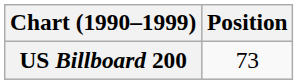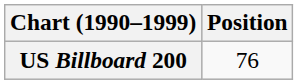(247, 60) 73 -> (247, 60) 76
